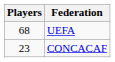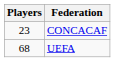rows swapped: (61, 30) <-> (77, 48)
